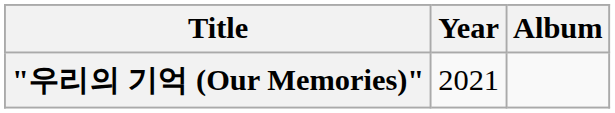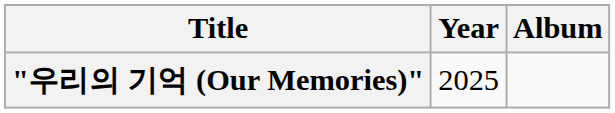(469, 79) 2021 -> (469, 79) 2025
